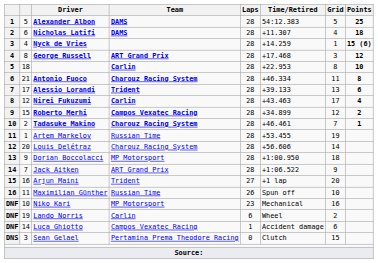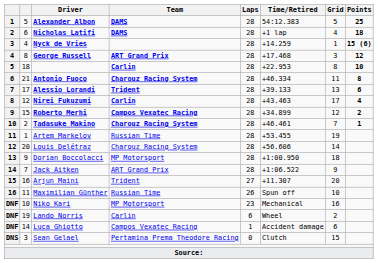(276, 33) +11.307 -> (274, 33) +1 lap
(274, 181) +1 lap -> (276, 181) +11.307
